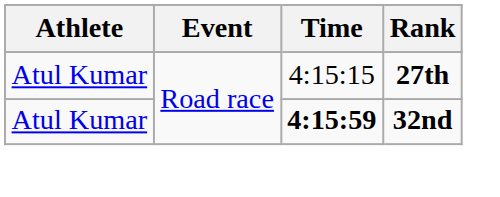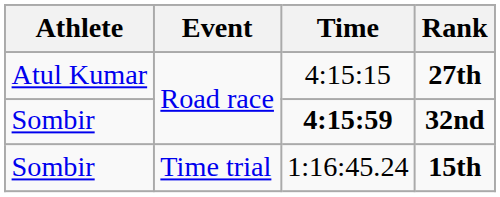(79, 121) Atul Kumar -> (53, 121) Sombir
+ row: (455, 167)
